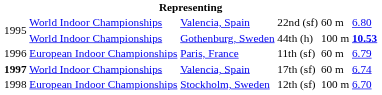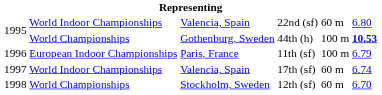(96, 38) World Indoor Championships -> (79, 38) World Championships
(332, 53) 60 m -> (335, 53) 100 m
(15, 69) bold -> (15, 69) normal
(103, 84) European Indoor Championships -> (79, 84) World Championships
(335, 84) 100 m -> (332, 84) 60 m
